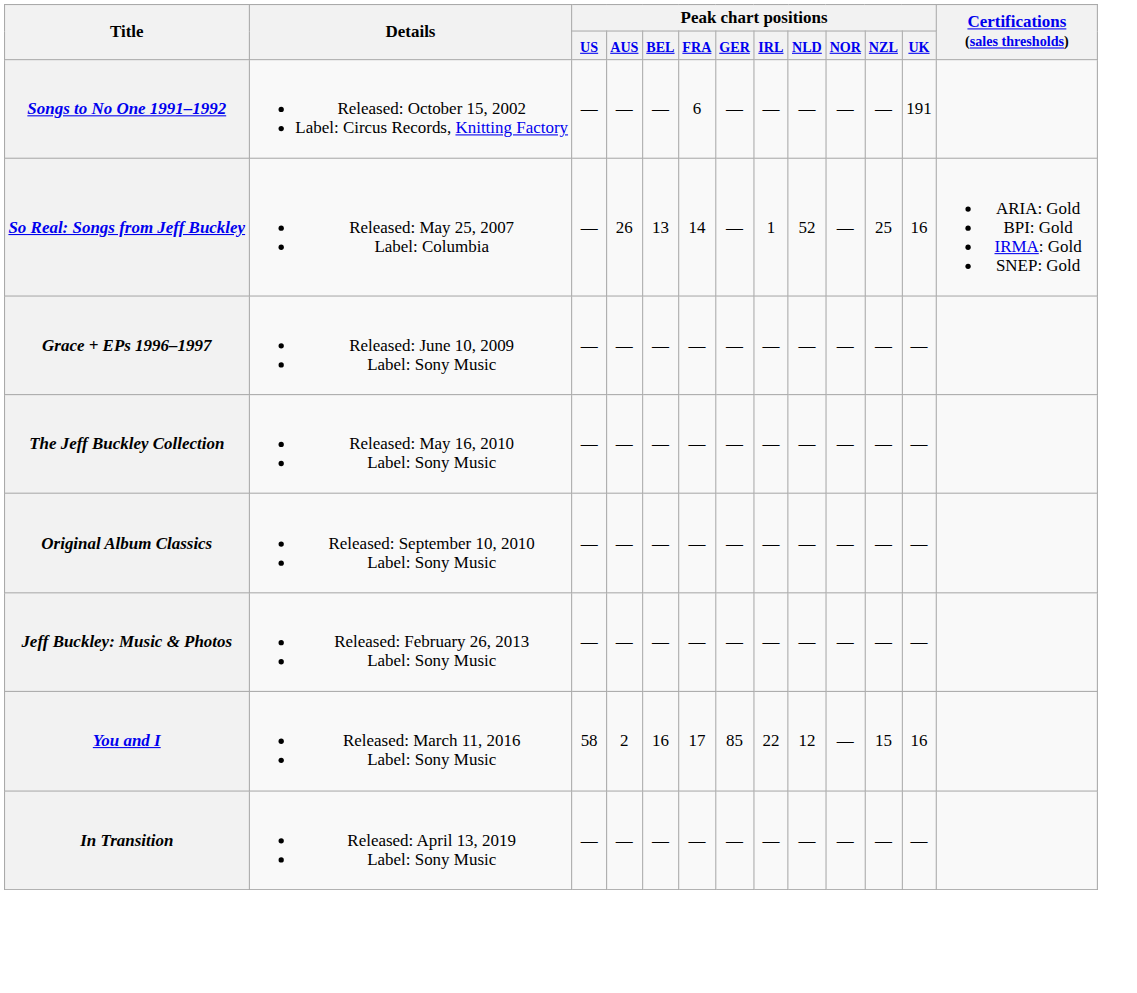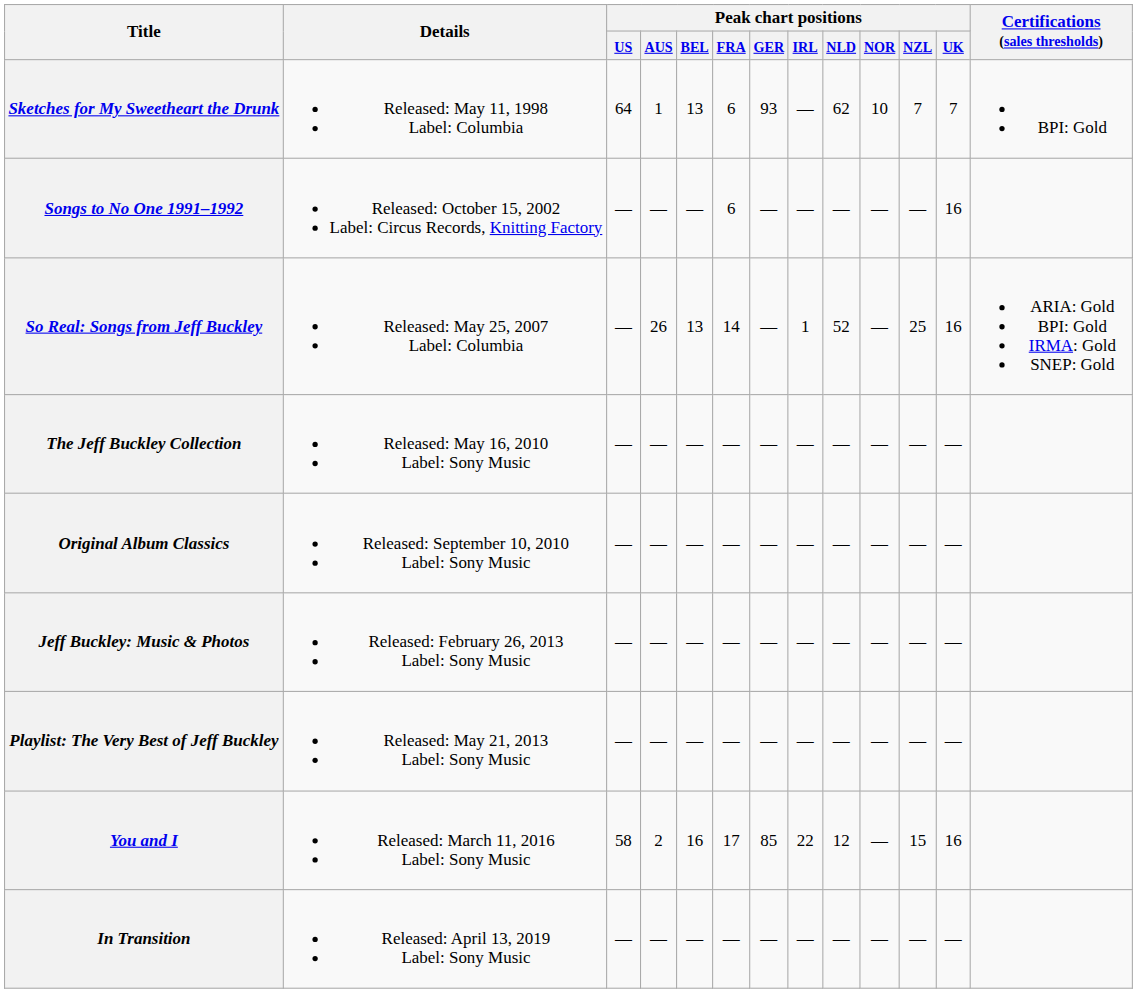+ row: (144, 109)
(919, 109) 191 -> (953, 208) 16
- row: (127, 345)
+ row: (144, 741)
